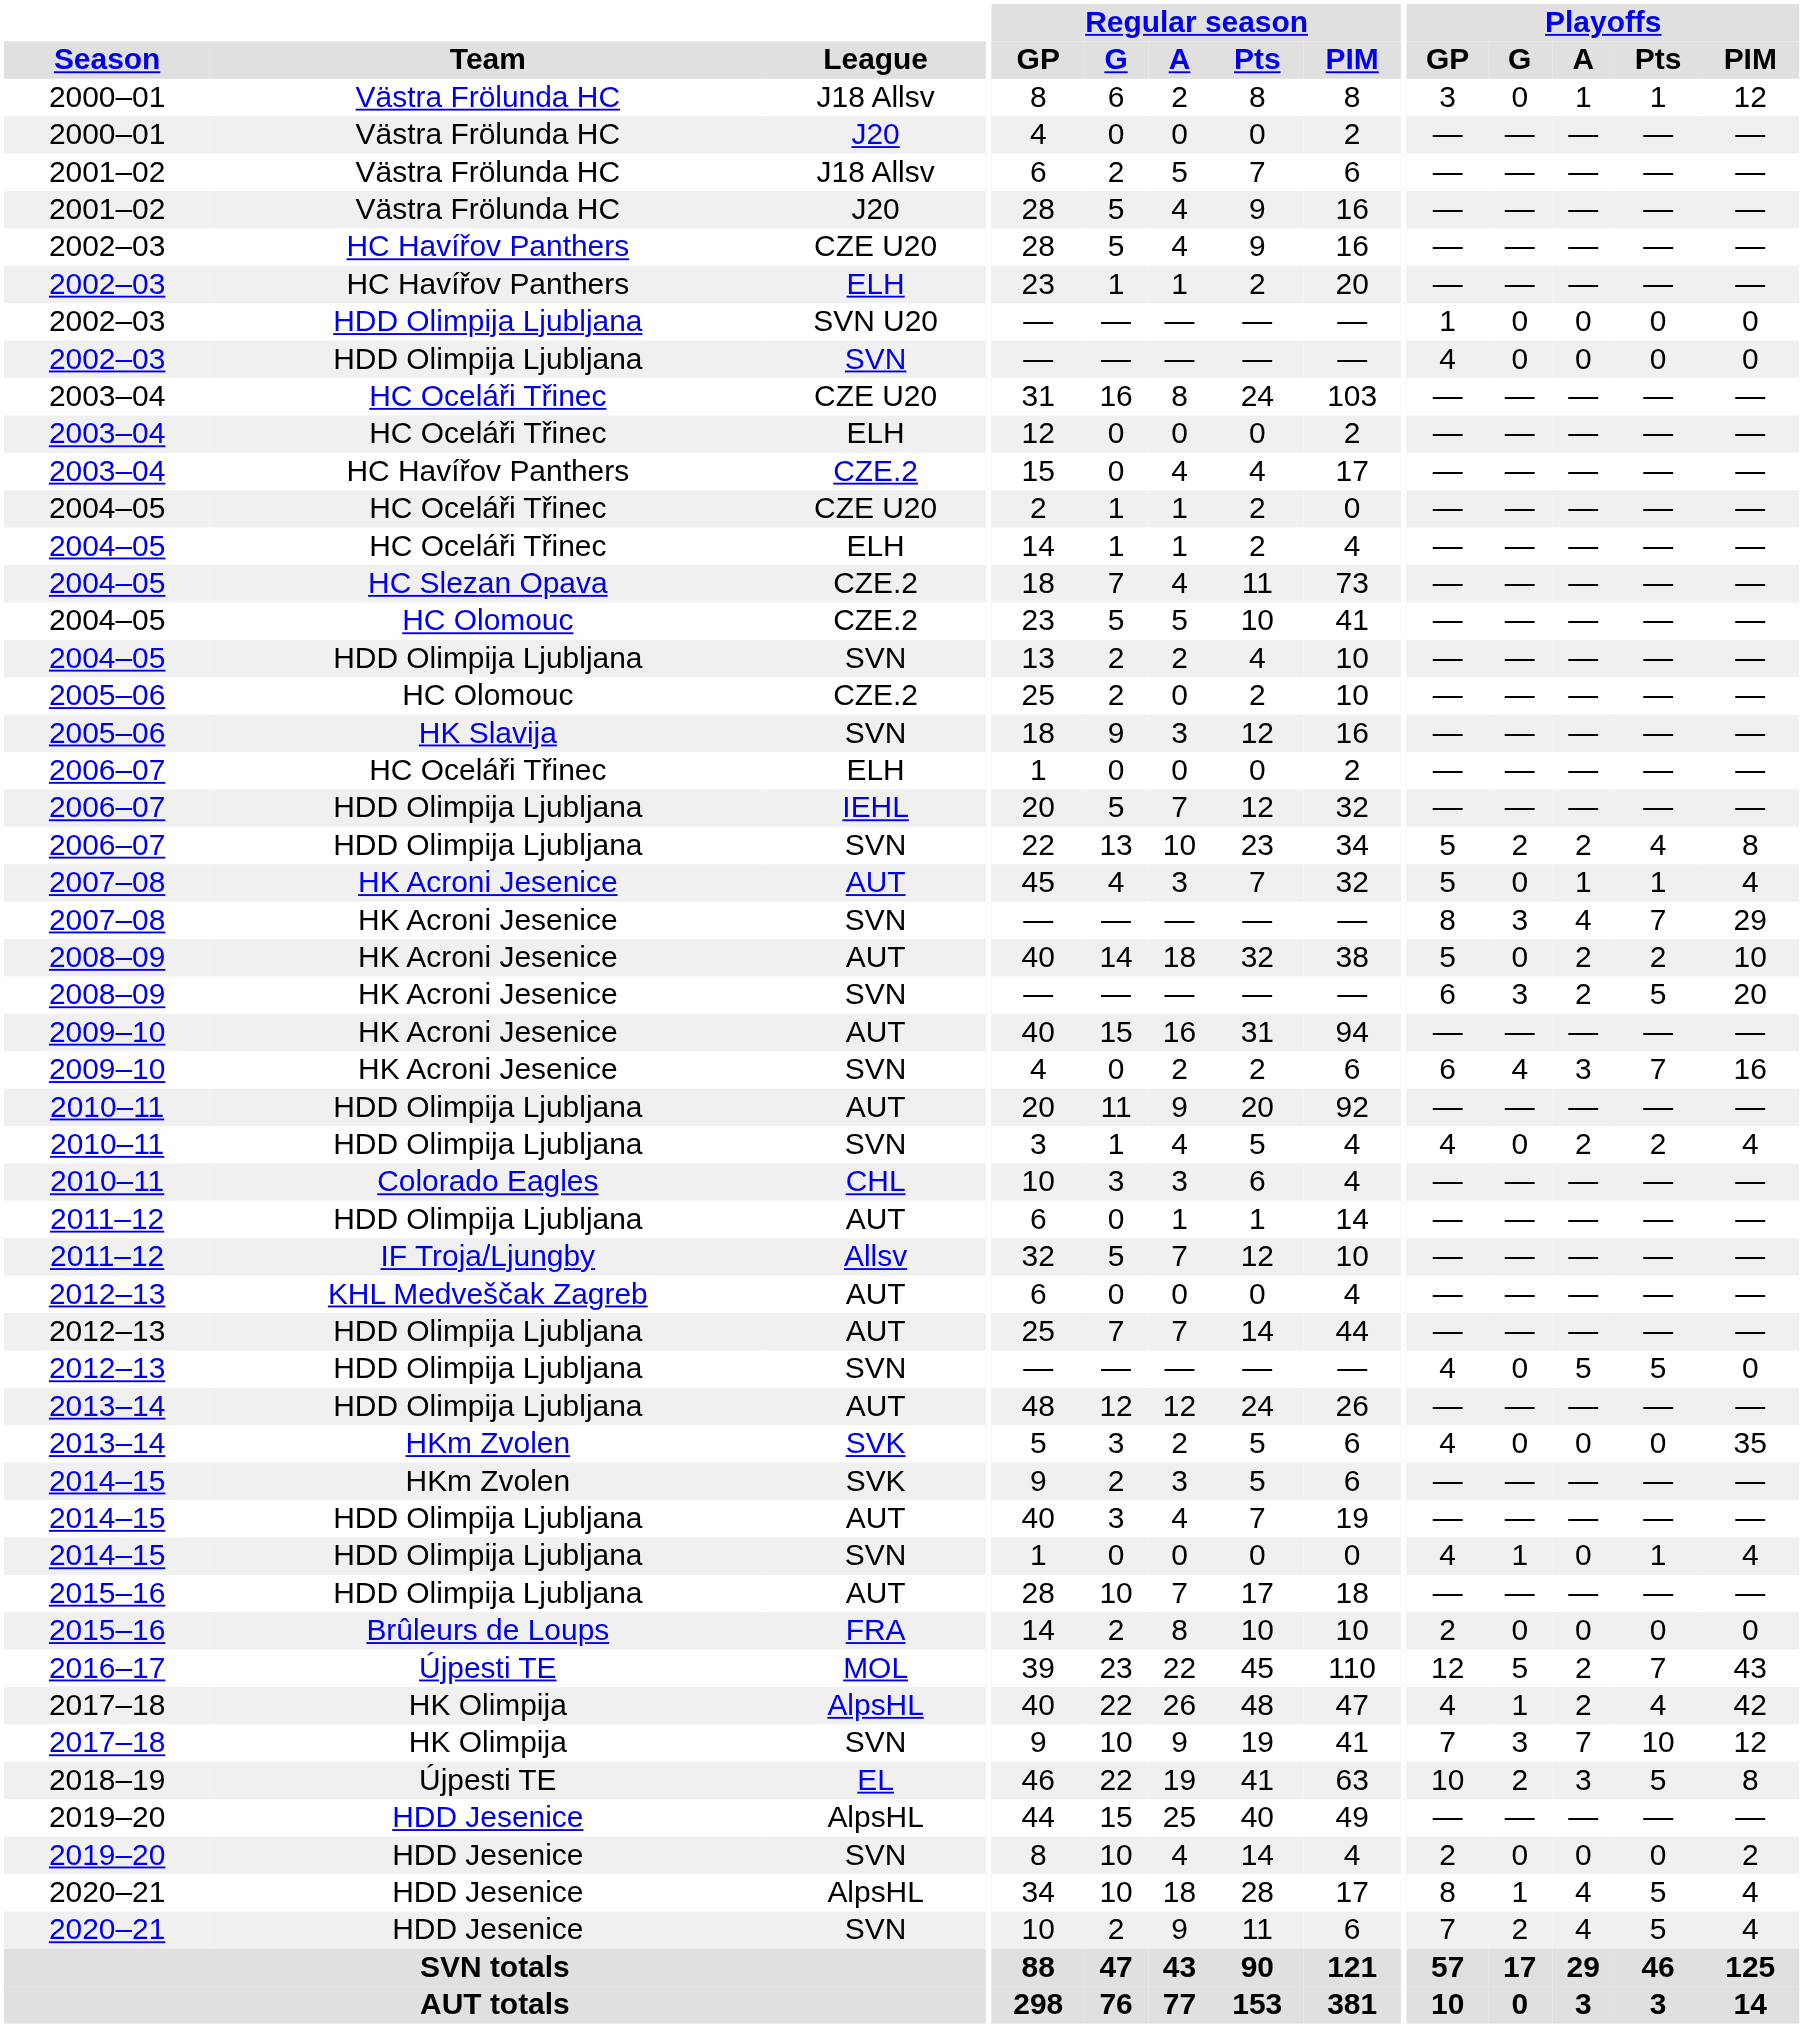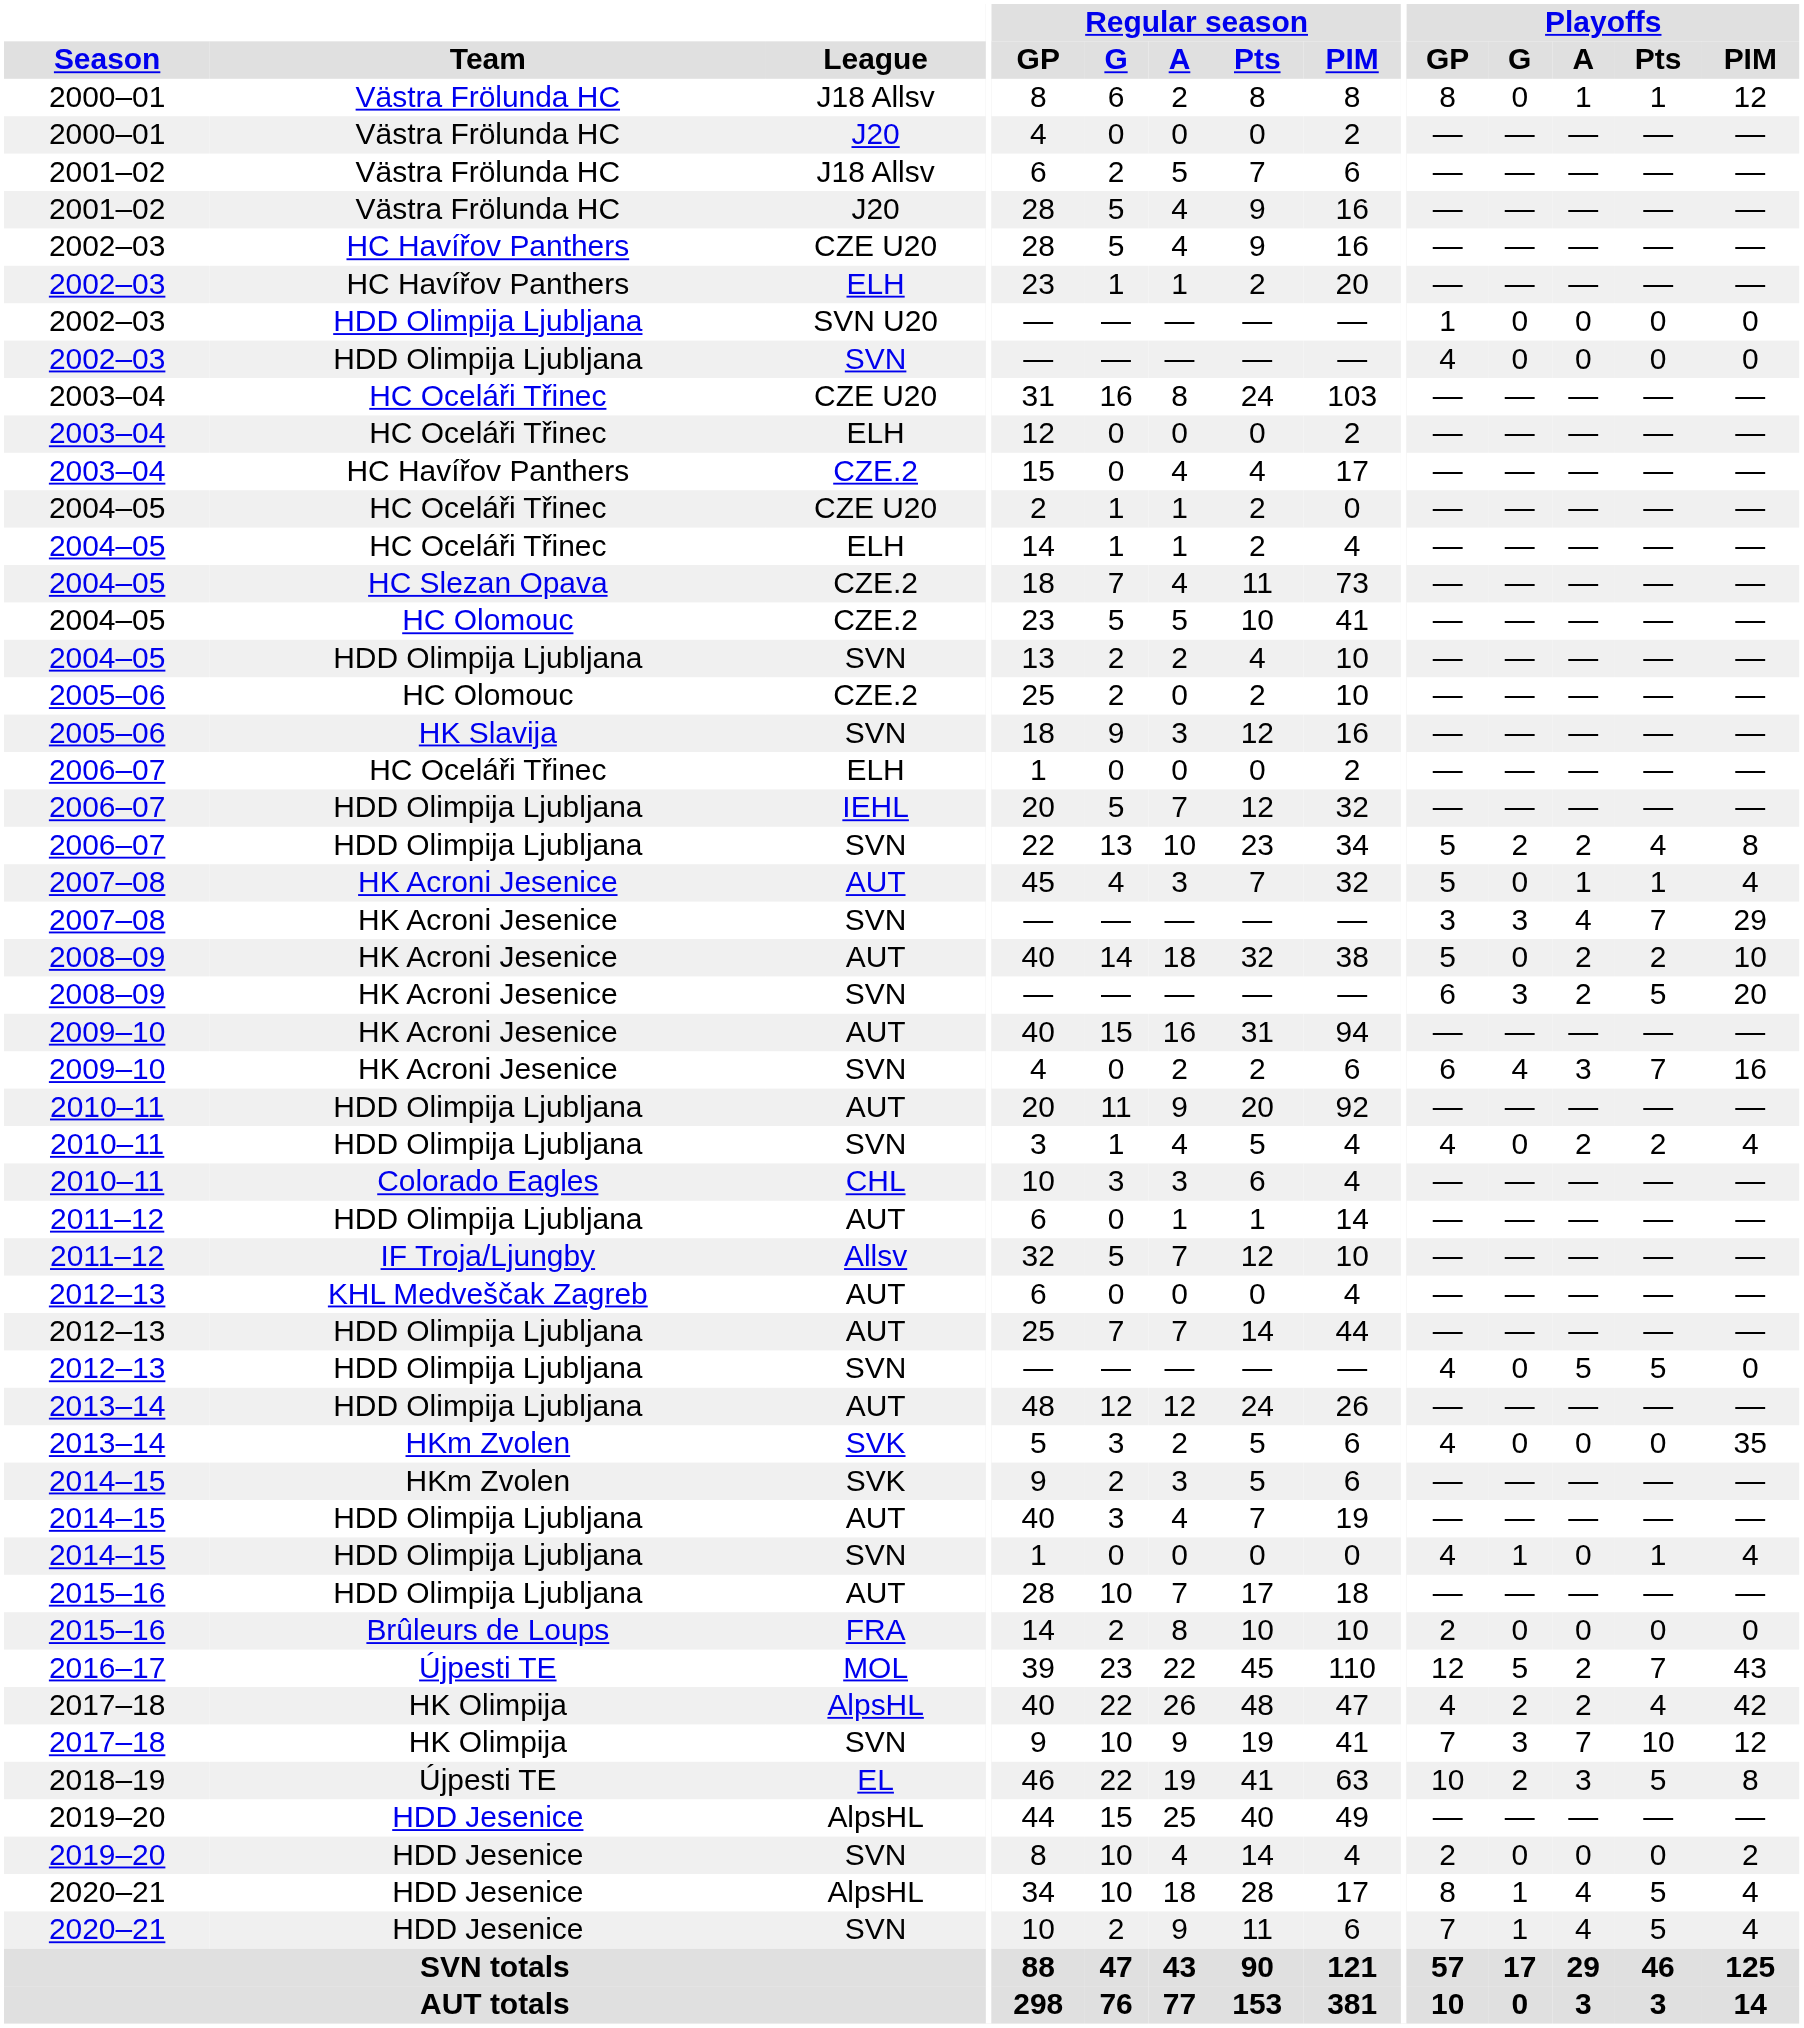(1448, 97) 3 -> (1448, 97) 8
(1448, 919) 8 -> (1448, 919) 3
(1520, 1705) 1 -> (1520, 1705) 2
(1520, 1929) 2 -> (1520, 1929) 1
